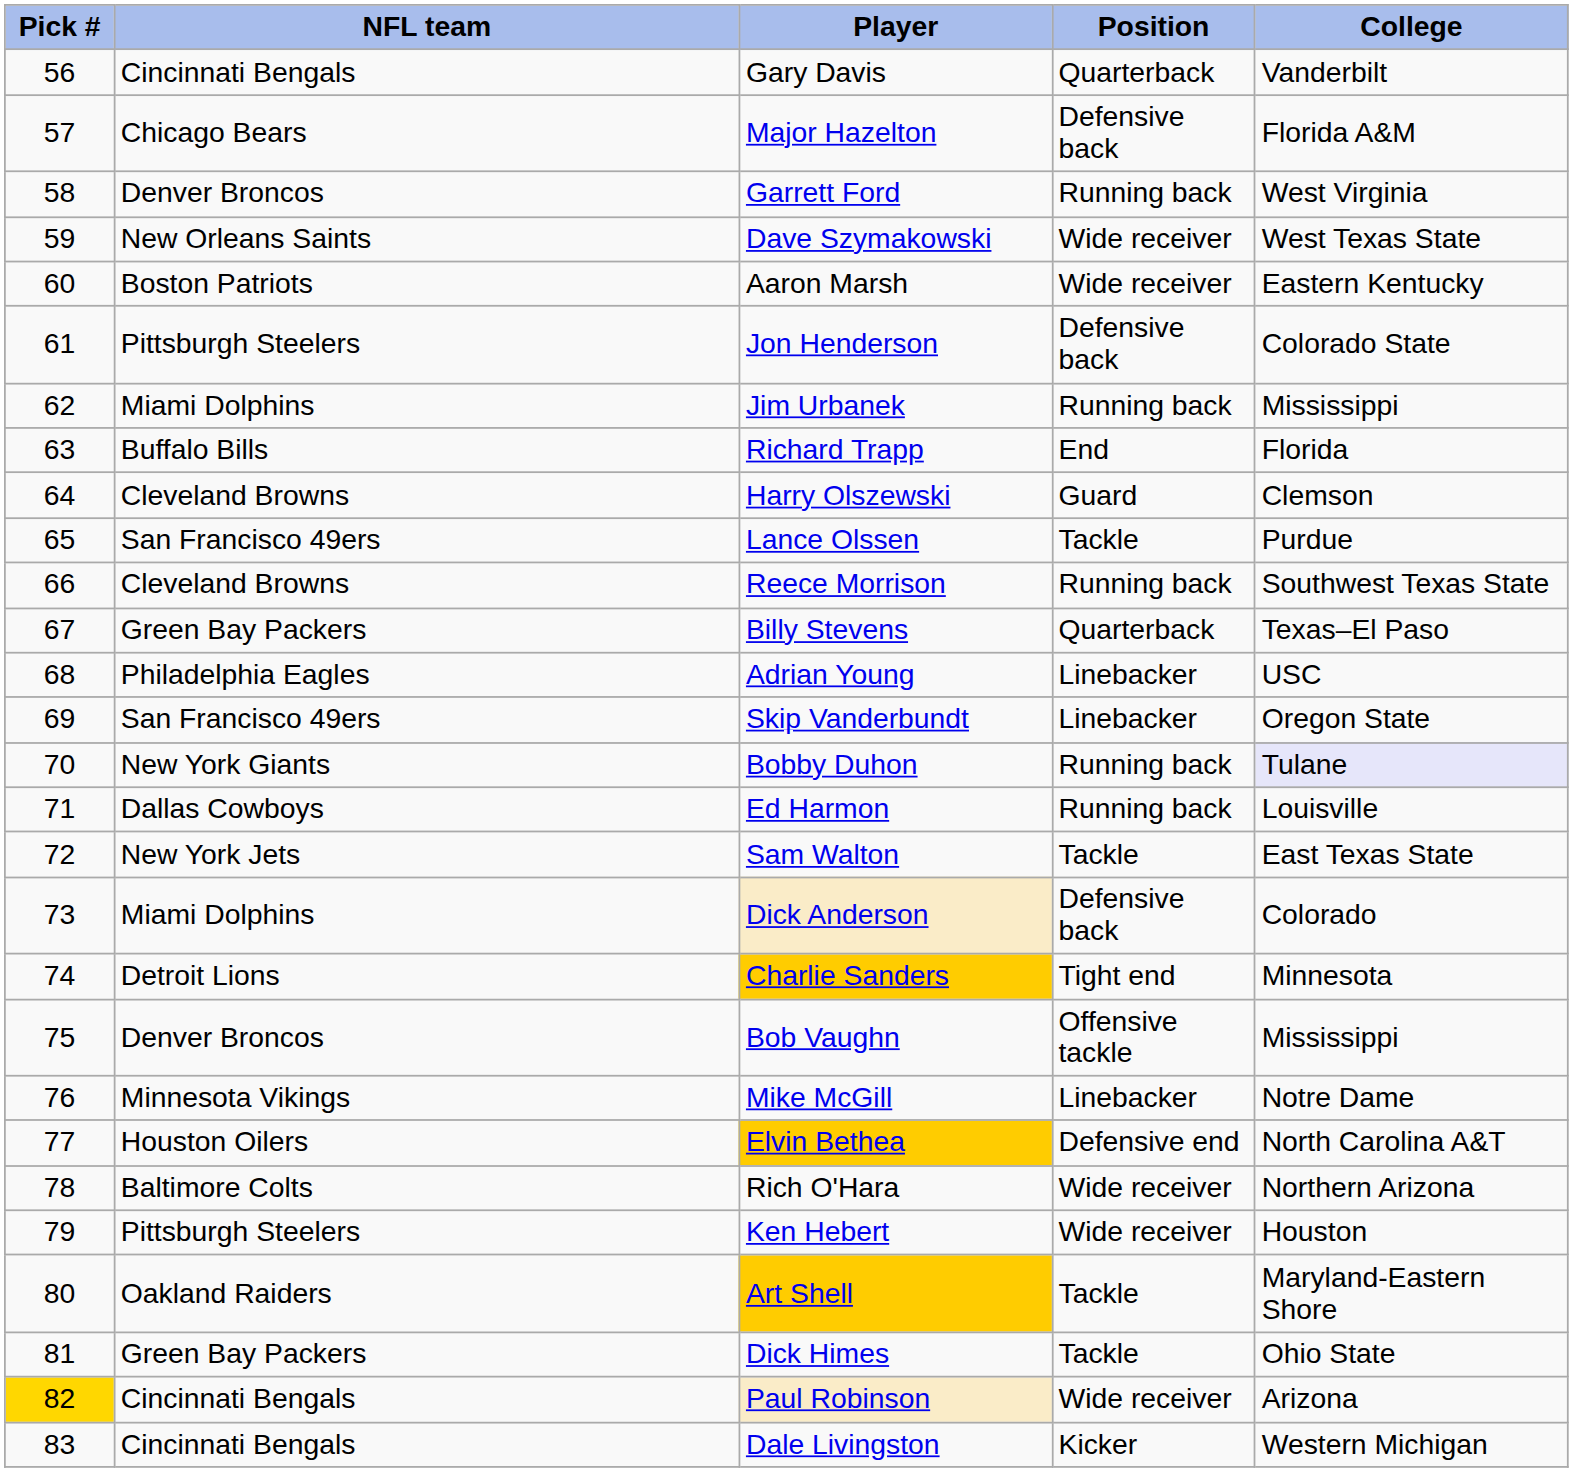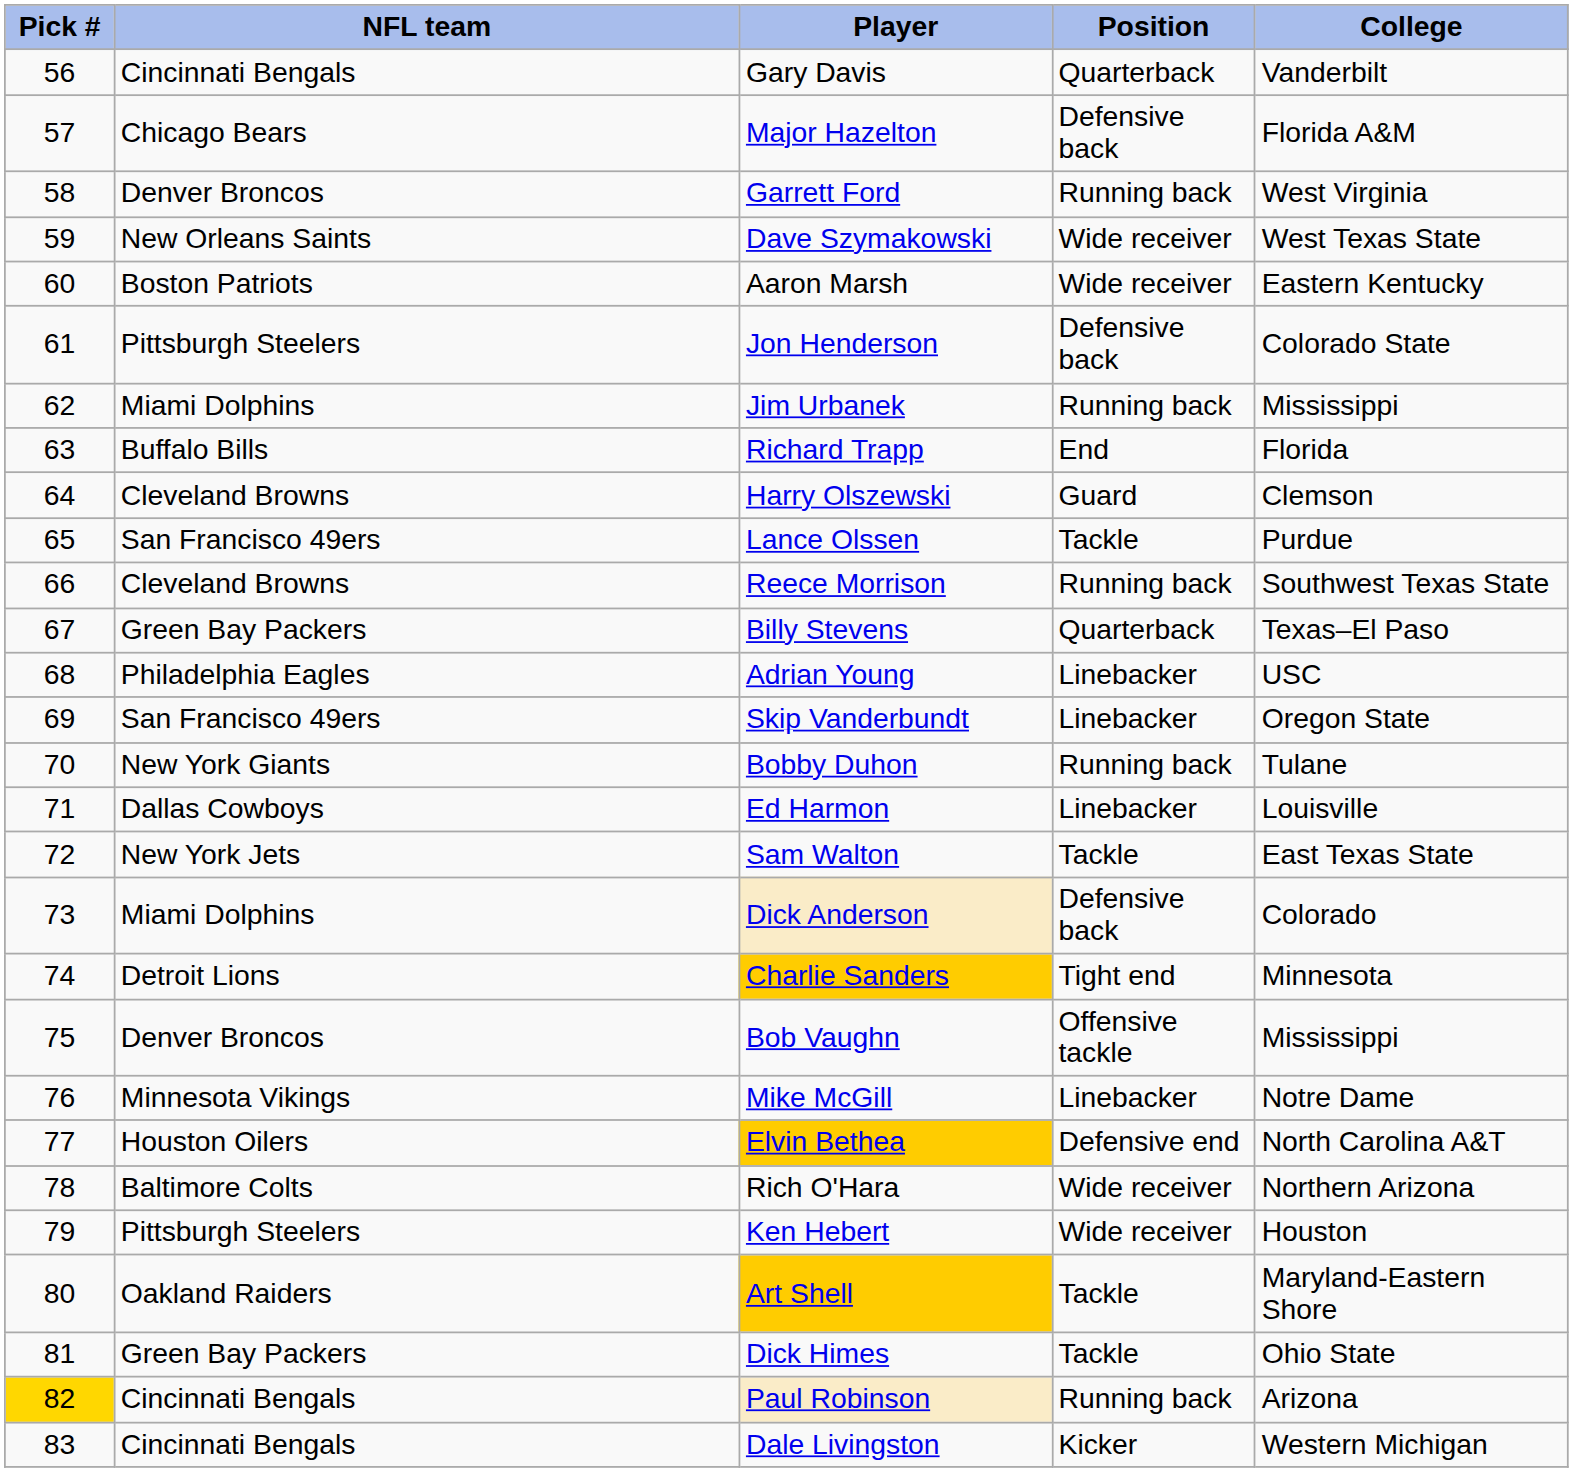(1304, 764) lavender background -> (1304, 764) no background
(1145, 809) Running back -> (1128, 809) Linebacker
(1145, 1398) Wide receiver -> (1145, 1398) Running back
